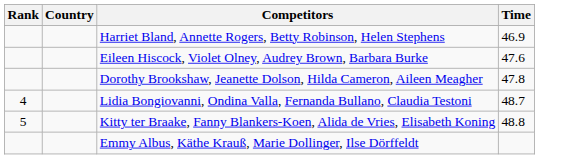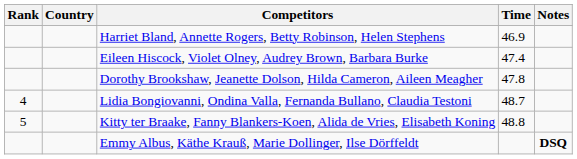+ column: (553, 15)
(513, 57) 47.6 -> (513, 57) 47.4
